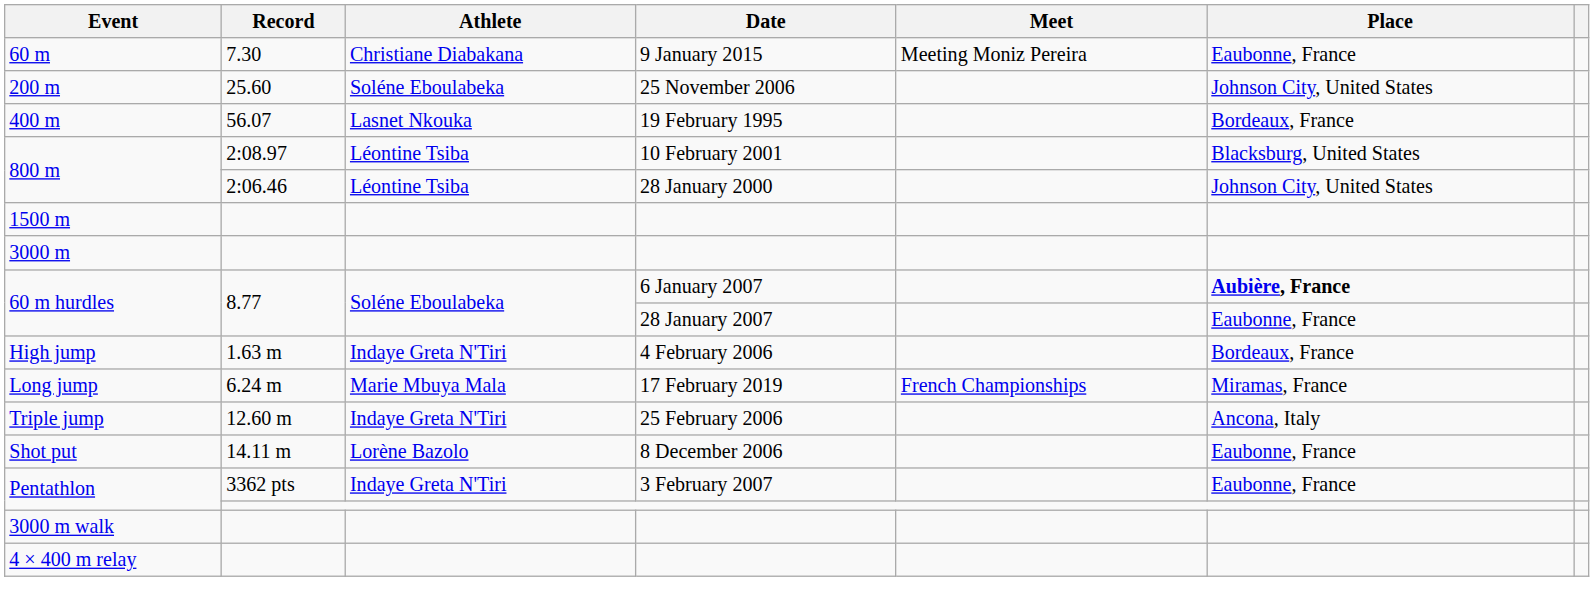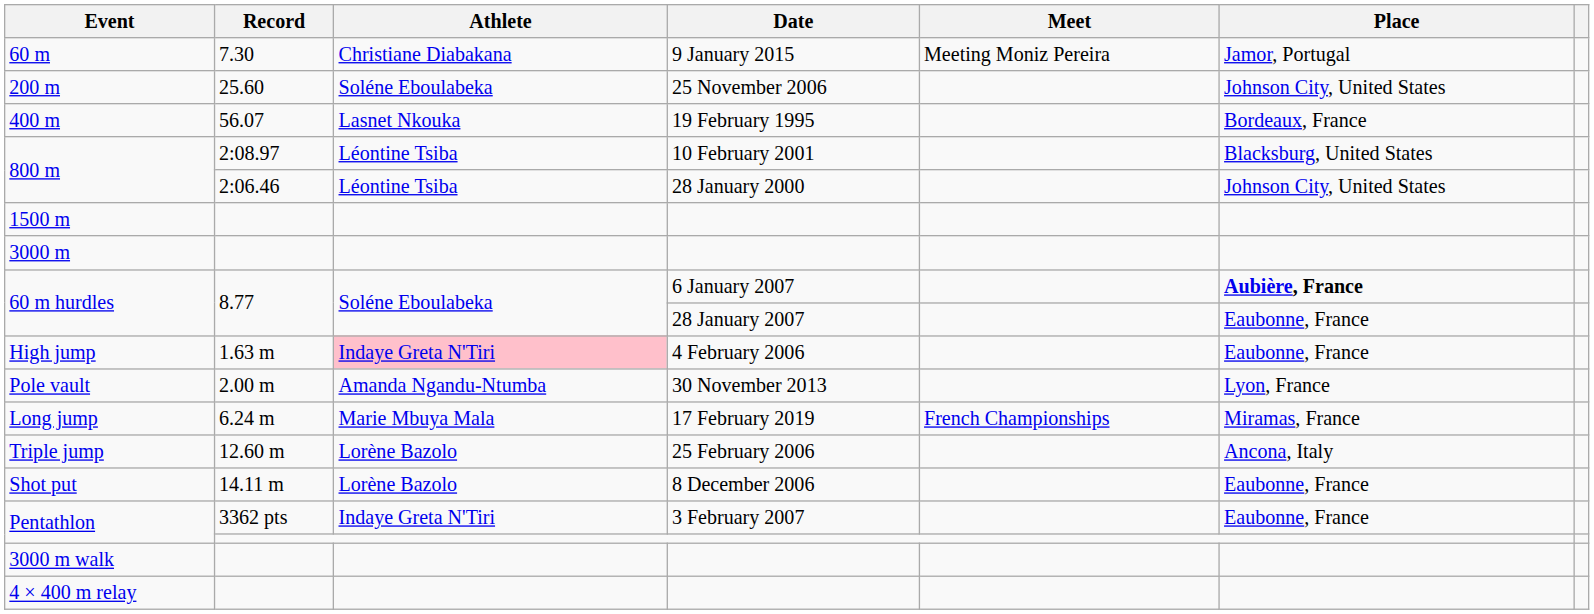(1284, 54) Eaubonne, France -> (1287, 54) Jamor, Portugal
(428, 352) no background -> (417, 352) pink background
(1283, 352) Bordeaux, France -> (1296, 352) Eaubonne, France
+ row: (50, 385)
(428, 418) Indaye Greta N'Tiri -> (398, 451) Lorène Bazolo
